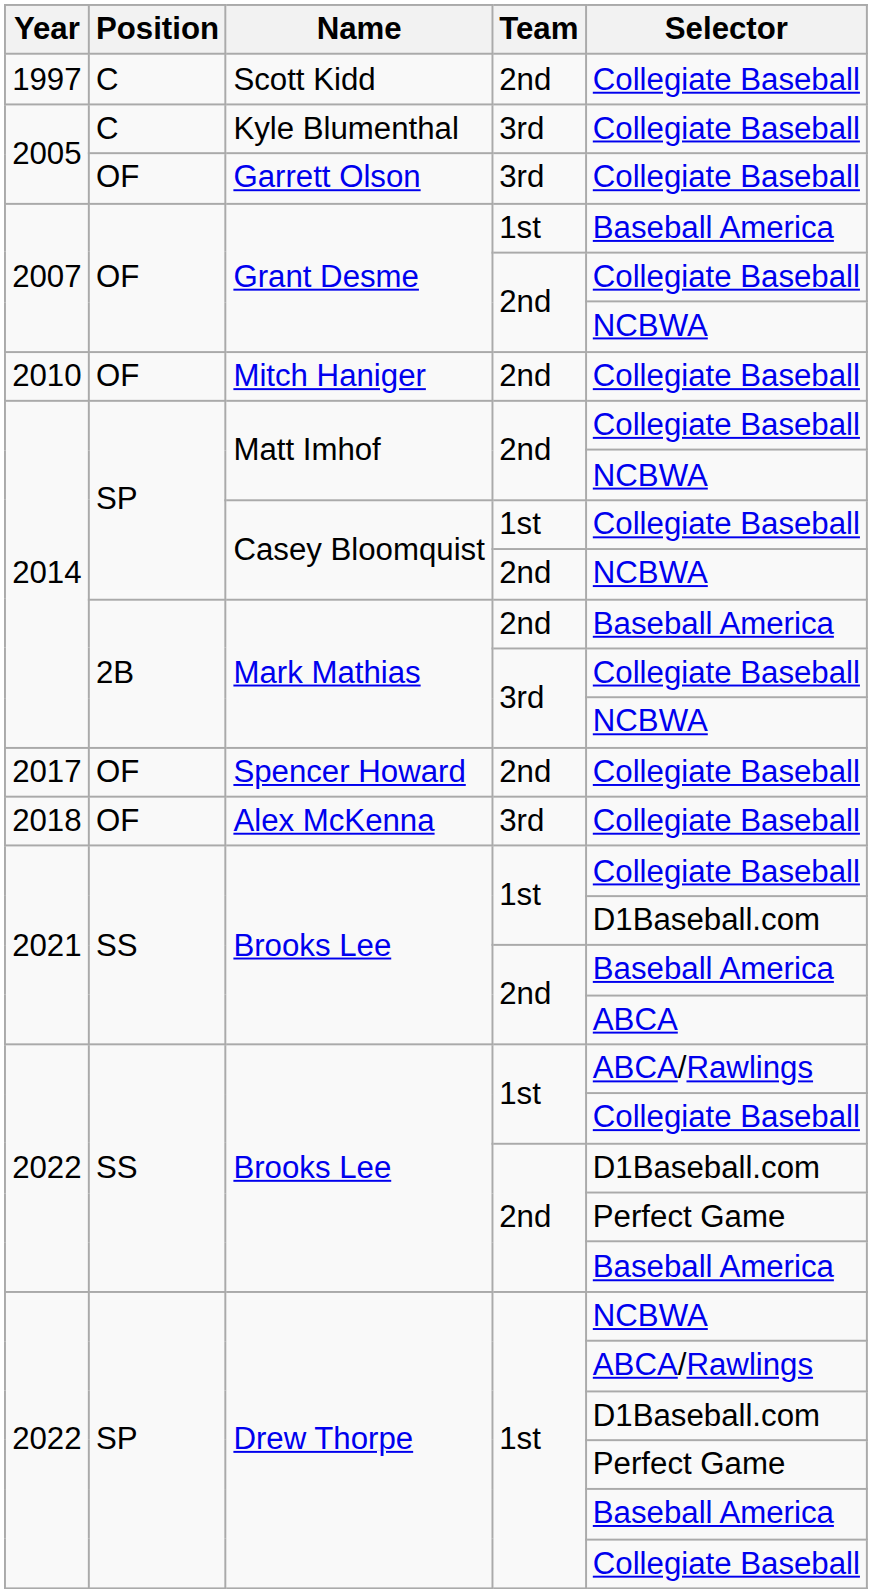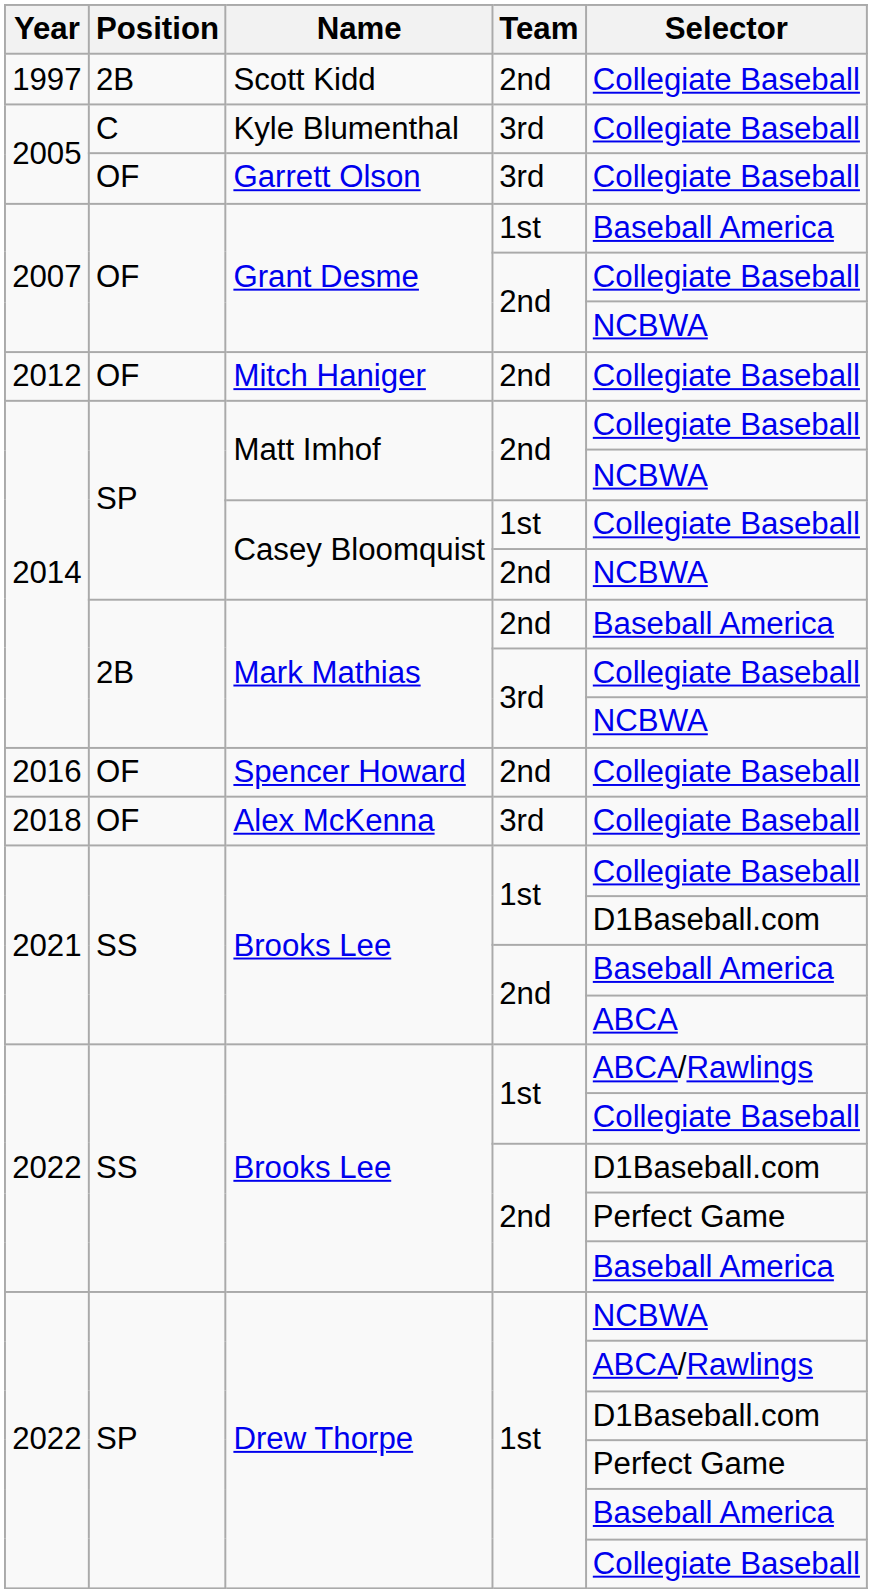(107, 78) C -> (115, 78) 2B
(47, 375) 2010 -> (47, 375) 2012
(47, 771) 2017 -> (47, 771) 2016
